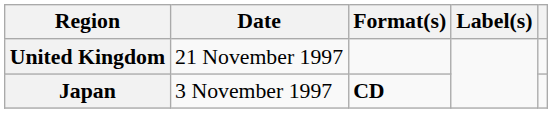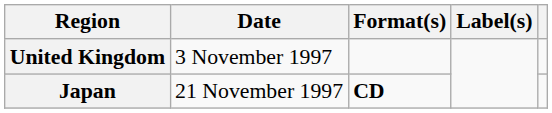(259, 56) 21 November 1997 -> (254, 56) 3 November 1997
(254, 90) 3 November 1997 -> (259, 90) 21 November 1997
